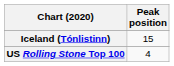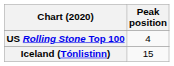rows swapped: (66, 38) <-> (66, 54)
